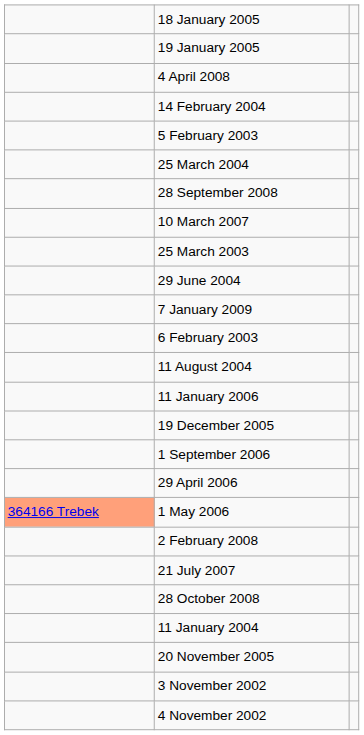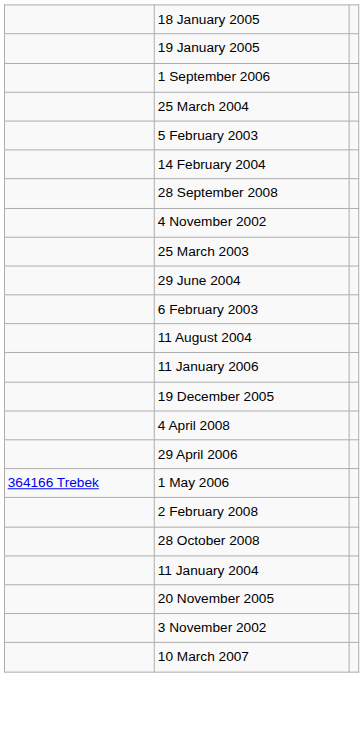rows swapped: (194, 77) <-> (214, 454)
rows swapped: (212, 106) <-> (203, 164)
rows swapped: (212, 714) <-> (203, 222)
- row: (205, 309)
(53, 512) lightsalmon background -> (53, 483) no background
- row: (197, 570)
